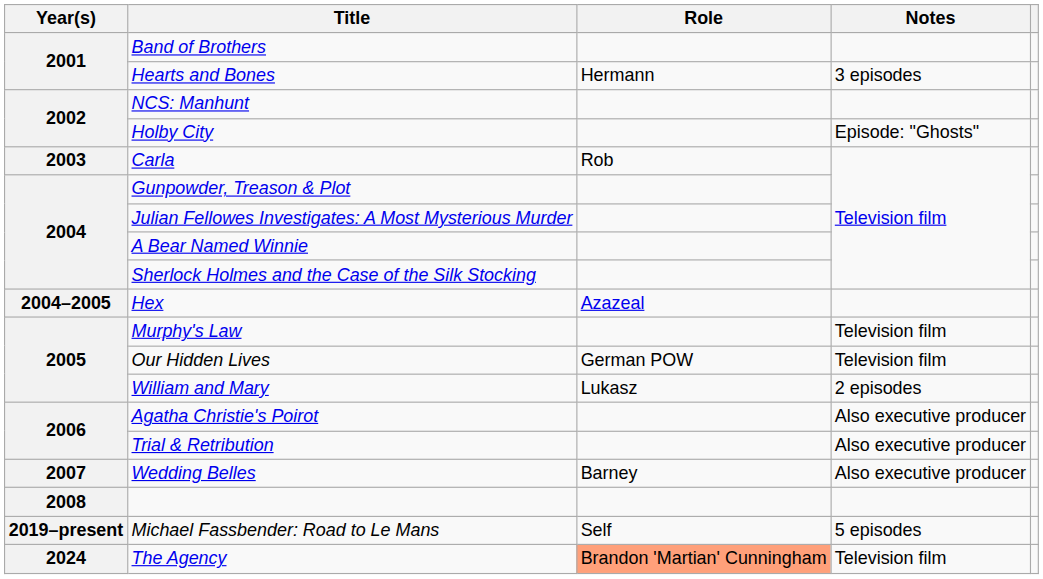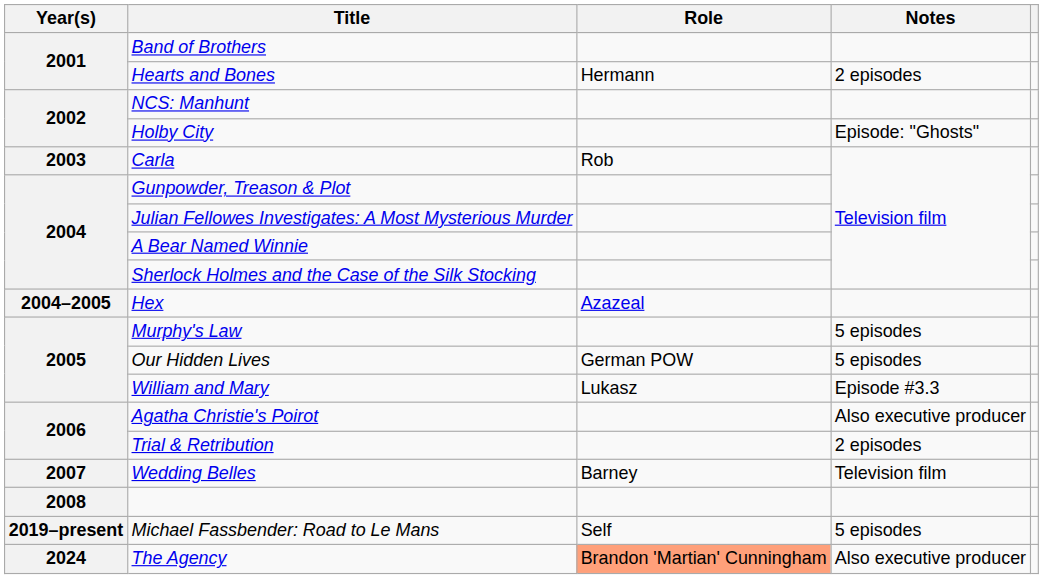(878, 75) 3 episodes -> (878, 75) 2 episodes
(891, 331) Television film -> (878, 331) 5 episodes
(891, 359) Television film -> (878, 359) 5 episodes
(878, 388) 2 episodes -> (887, 388) Episode #3.3
(930, 445) Also executive producer -> (878, 445) 2 episodes
(930, 473) Also executive producer -> (891, 473) Television film
(891, 558) Television film -> (930, 558) Also executive producer
